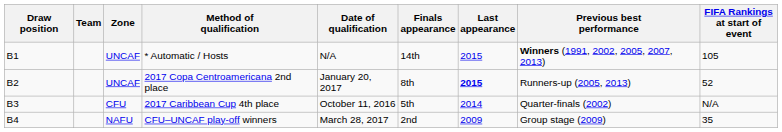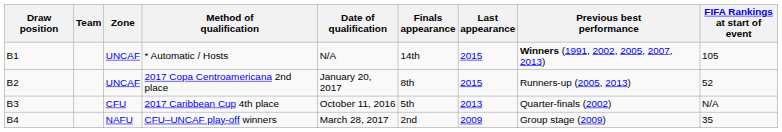(471, 82) bold -> (471, 82) normal
(471, 104) 2014 -> (471, 104) 2013
